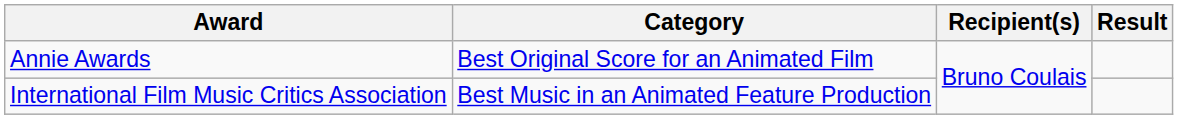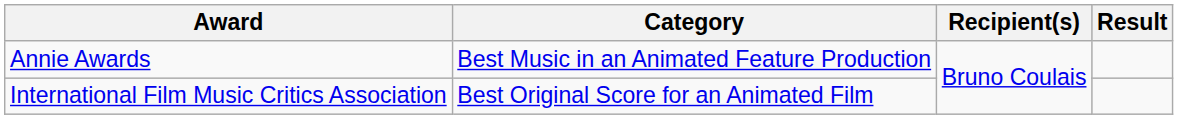(665, 59) Best Original Score for an Animated Film -> (694, 59) Best Music in an Animated Feature Production
(694, 95) Best Music in an Animated Feature Production -> (665, 95) Best Original Score for an Animated Film
